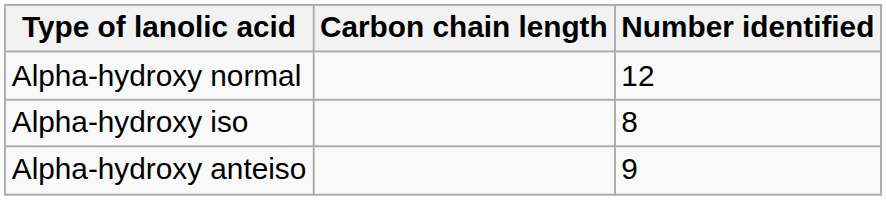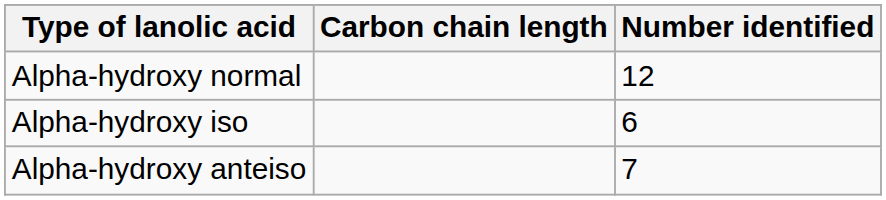(630, 122) 8 -> (630, 122) 6
(630, 169) 9 -> (630, 169) 7
